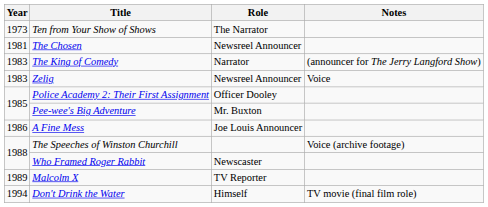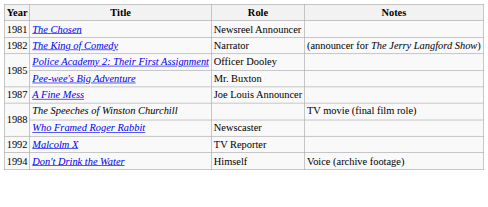- row: (94, 29)
(17, 62) 1983 -> (17, 45) 1982
- row: (43, 78)
(17, 128) 1986 -> (17, 95) 1987
(356, 144) Voice (archive footage) -> (362, 111) TV movie (final film role)
(17, 177) 1989 -> (17, 144) 1992
(362, 194) TV movie (final film role) -> (356, 161) Voice (archive footage)
